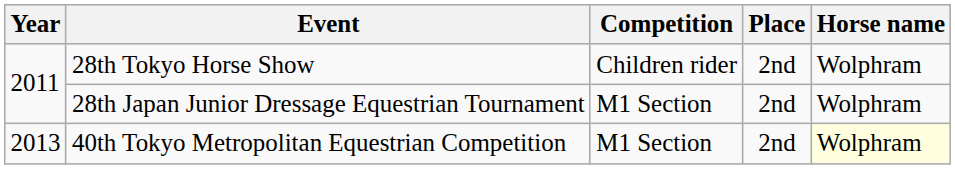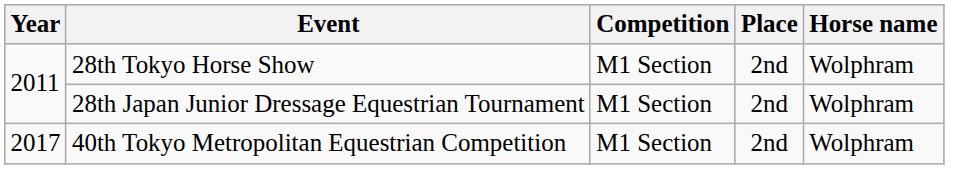(667, 63) Children rider -> (654, 63) M1 Section
(35, 143) 2013 -> (35, 143) 2017
(869, 143) lightyellow background -> (862, 143) no background
